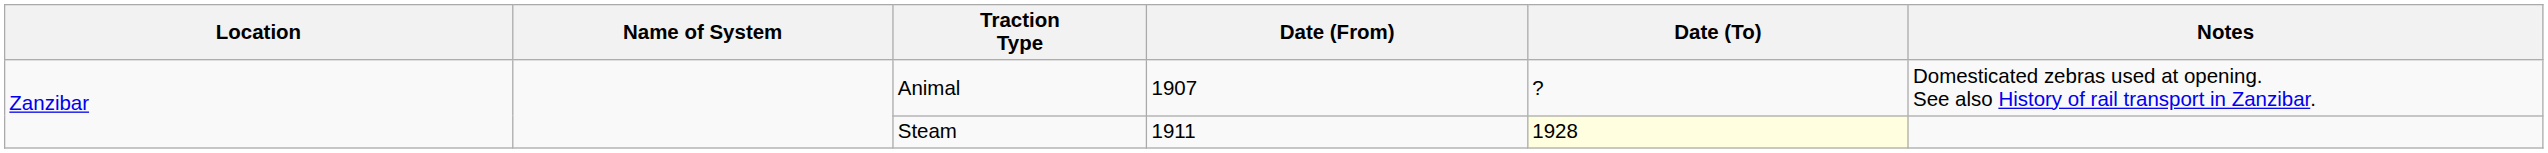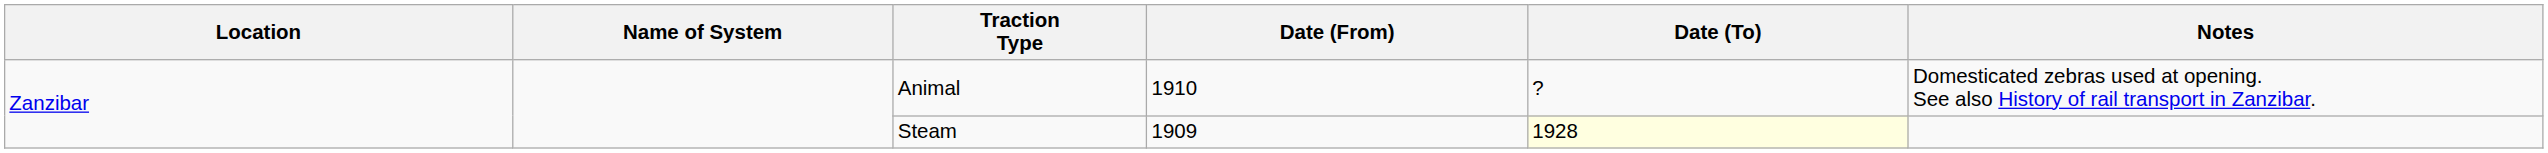(1174, 87) 1907 -> (1174, 87) 1910
(1174, 131) 1911 -> (1174, 131) 1909
